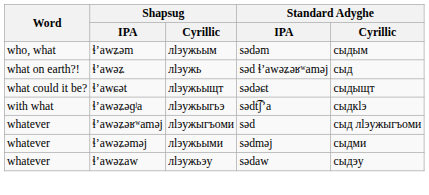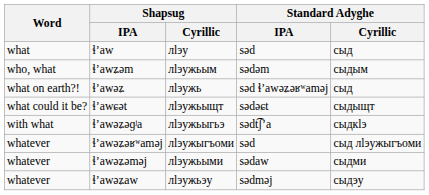+ row: (103, 50)
(256, 143) sədməj -> (254, 161) sədaw
(254, 161) sədaw -> (256, 180) sədməj
